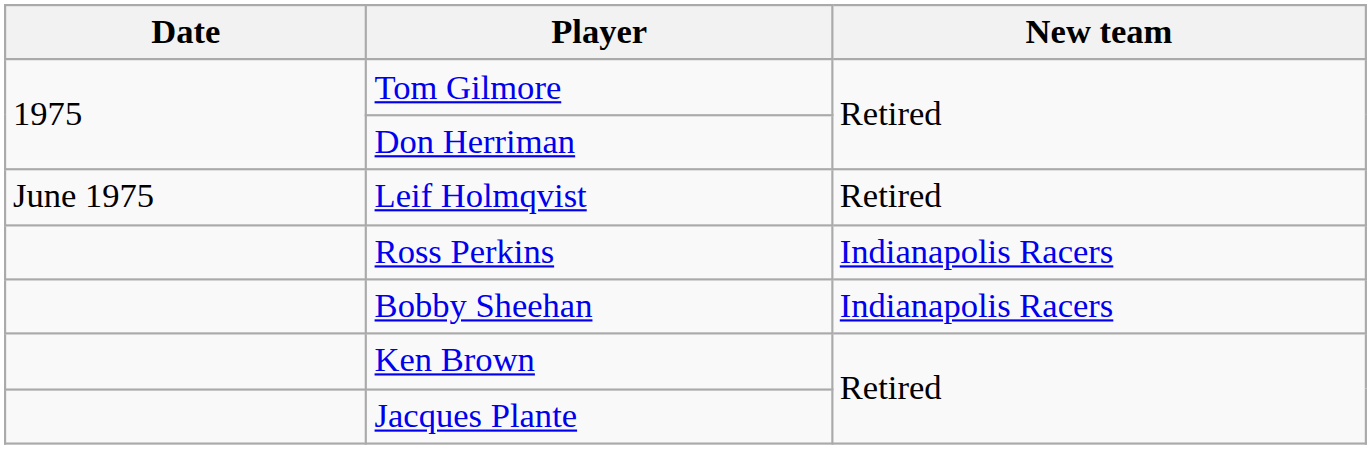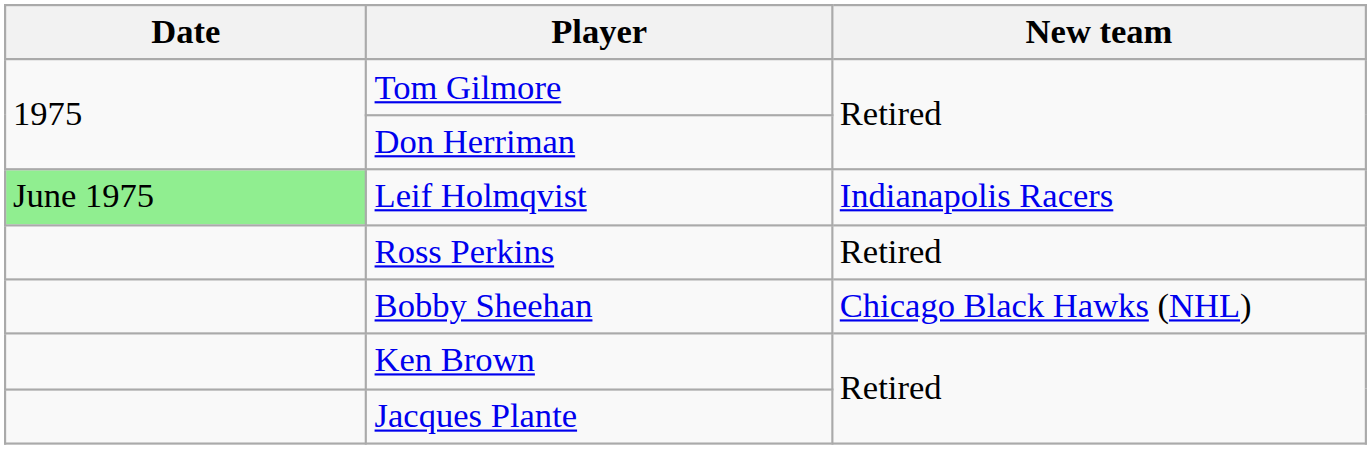(84, 196) no background -> (84, 196) lightgreen background
(891, 196) Retired -> (977, 196) Indianapolis Racers
(977, 251) Indianapolis Racers -> (891, 251) Retired
(977, 305) Indianapolis Racers -> (1046, 305) Chicago Black Hawks (NHL)
